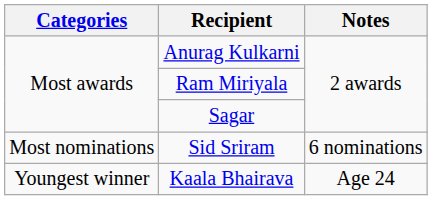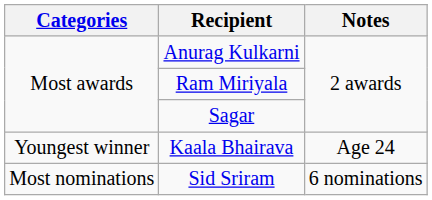rows swapped: (232, 147) <-> (232, 178)
